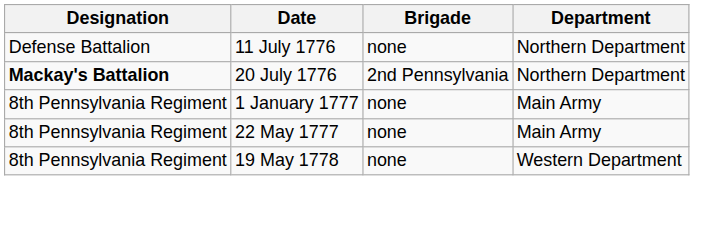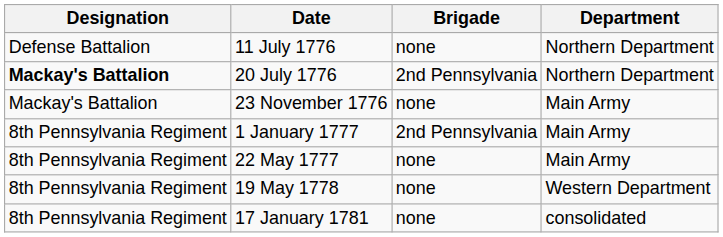+ row: (311, 103)
(387, 103) none -> (467, 132) 2nd Pennsylvania
+ row: (302, 217)
